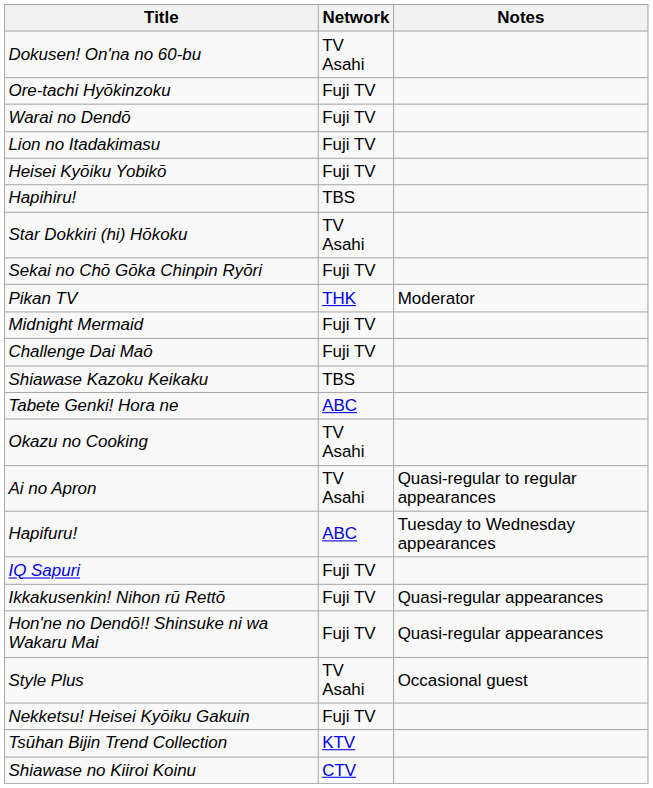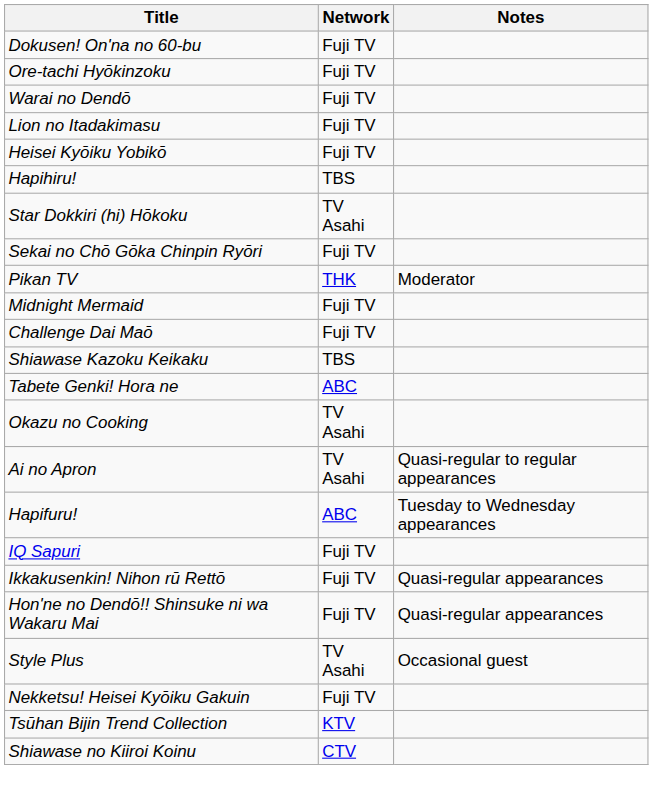(343, 54) TV Asahi -> (349, 44) Fuji TV
